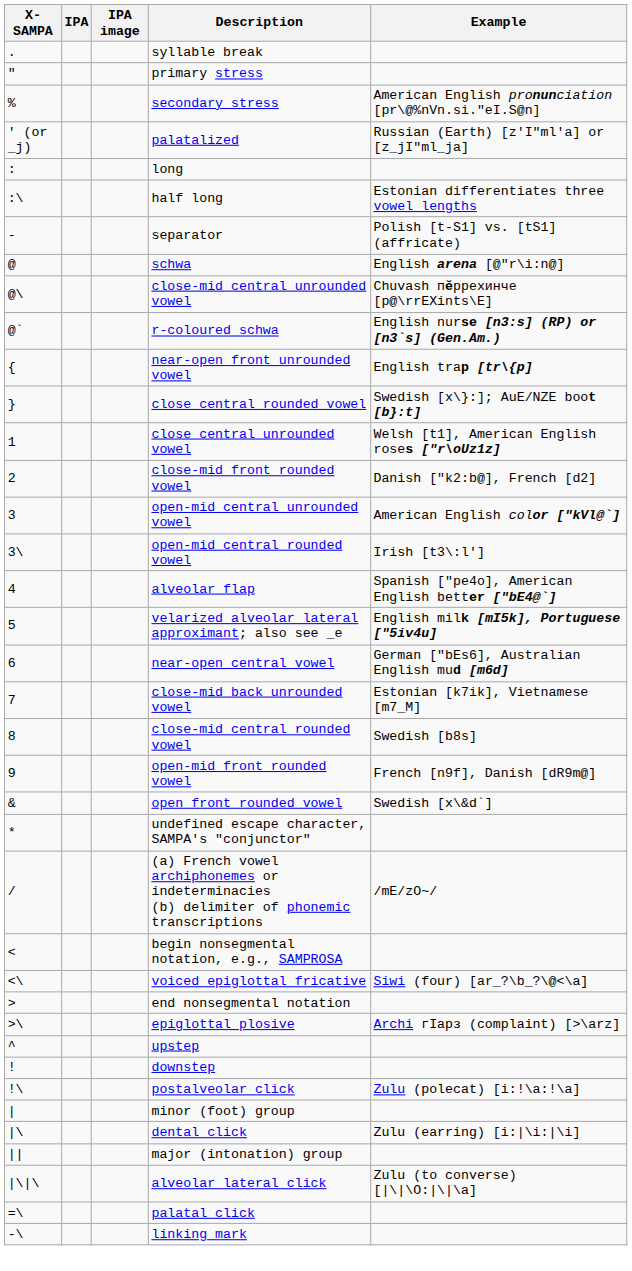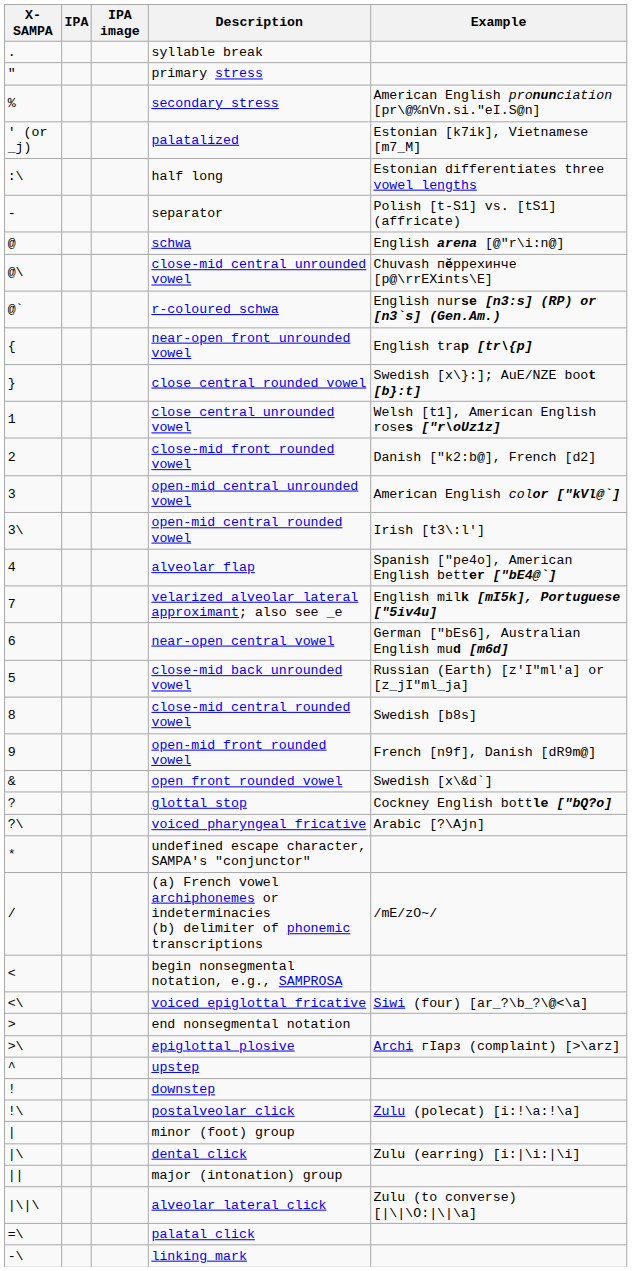(489, 140) Russian (Earth) [z'I"ml'a] or [z_jI"ml_ja] -> (481, 140) Estonian [k7ik], Vietnamese [m7_M]
- row: (167, 169)
(12, 626) 5 -> (12, 605) 7
(12, 700) 7 -> (12, 678) 5
(481, 700) Estonian [k7ik], Vietnamese [m7_M] -> (489, 678) Russian (Earth) [z'I"ml'a] or [z_jI"ml_ja]
+ row: (199, 803)
+ row: (259, 825)
